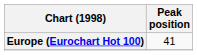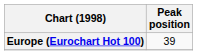(169, 41) 41 -> (169, 41) 39
